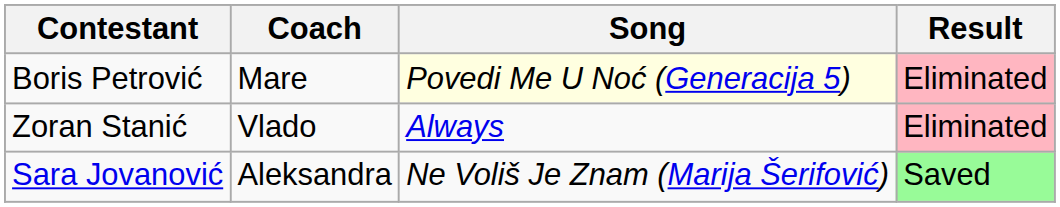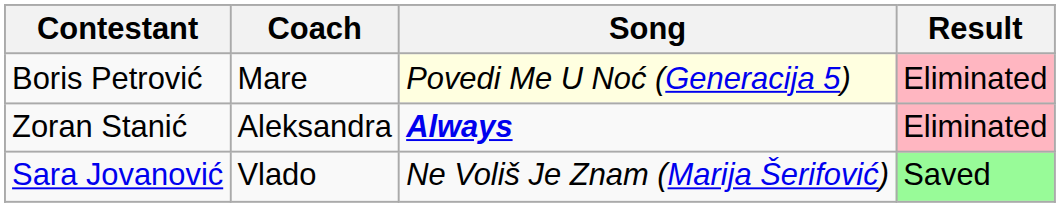(277, 126) Vlado -> (315, 126) Aleksandra
(455, 126) normal -> (459, 126) bold
(315, 175) Aleksandra -> (277, 175) Vlado
